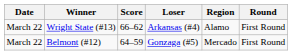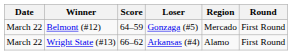rows swapped: (74, 42) <-> (81, 27)
